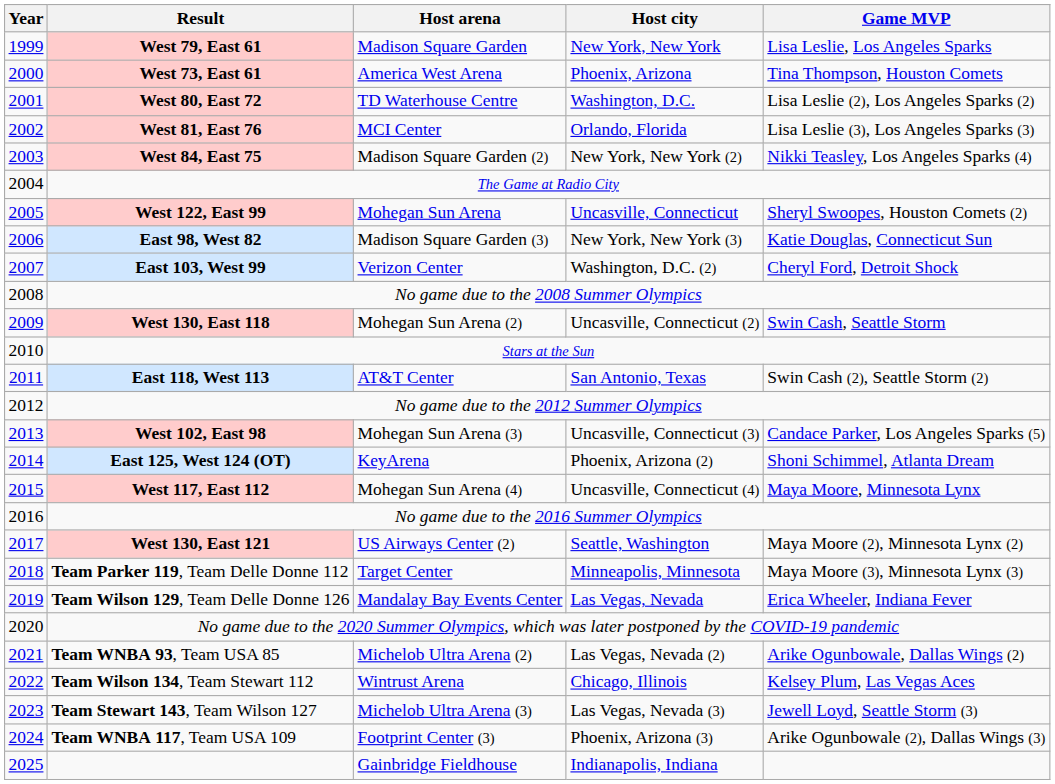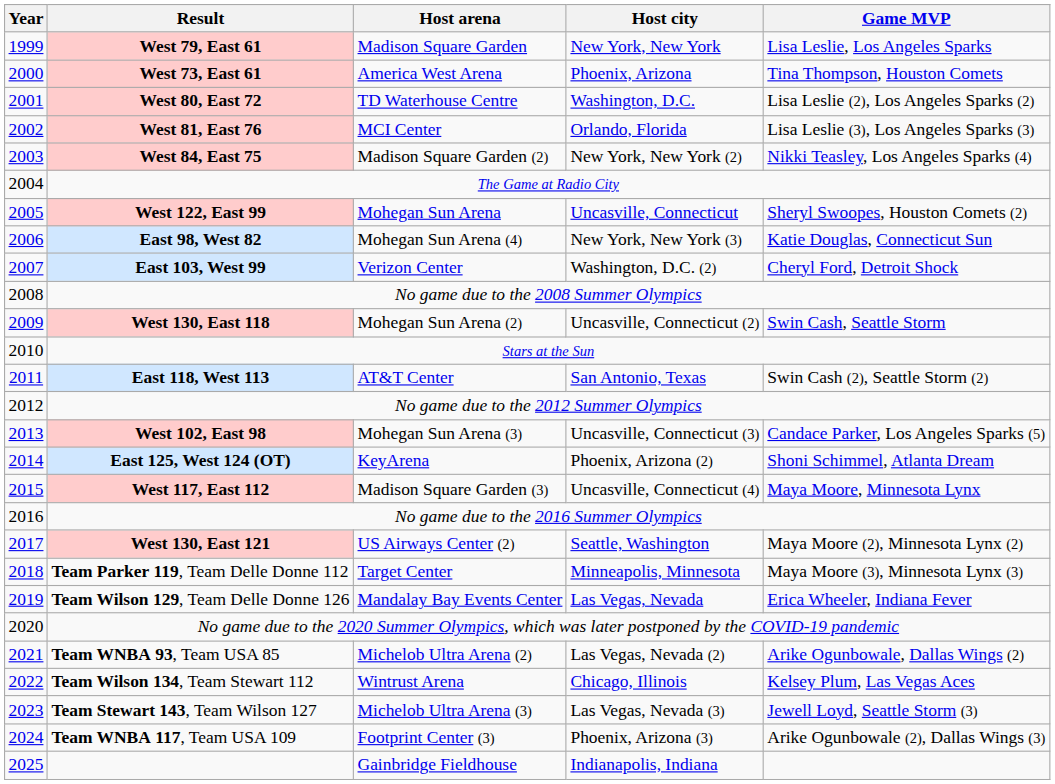(453, 239) Madison Square Garden (3) -> (440, 239) Mohegan Sun Arena (4)
(440, 488) Mohegan Sun Arena (4) -> (453, 488) Madison Square Garden (3)
